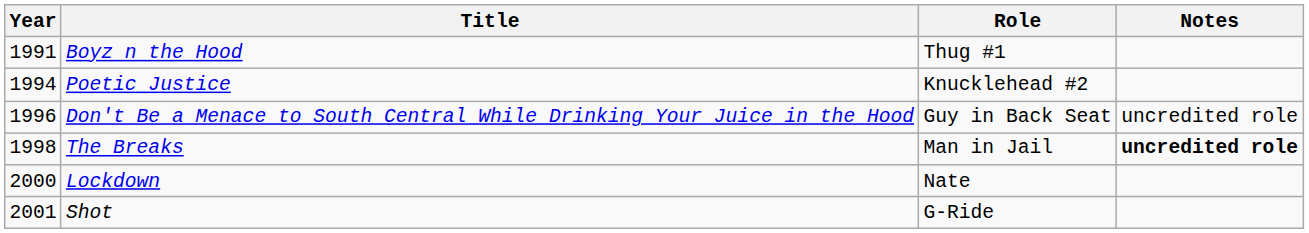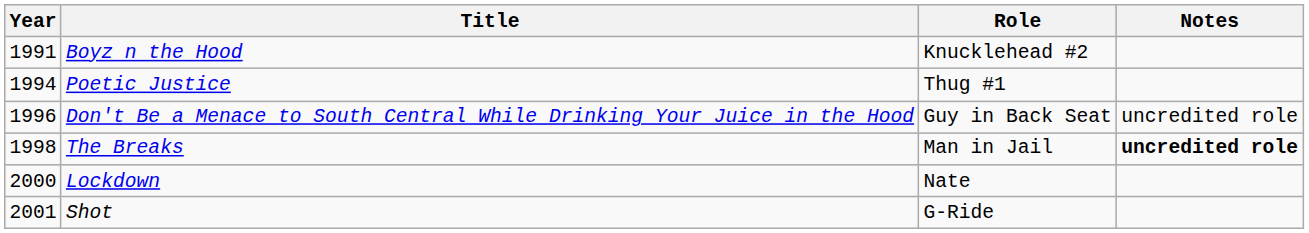(965, 53) Thug #1 -> (1006, 53) Knucklehead #2
(1006, 85) Knucklehead #2 -> (965, 85) Thug #1
